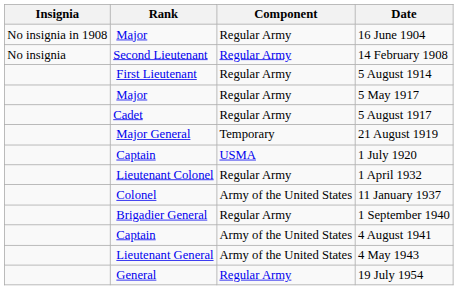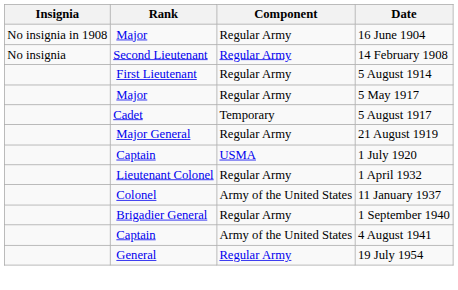(255, 114) Regular Army -> (247, 114) Temporary
(247, 134) Temporary -> (255, 134) Regular Army
- row: (388, 255)
